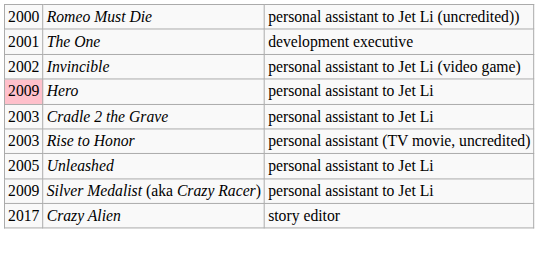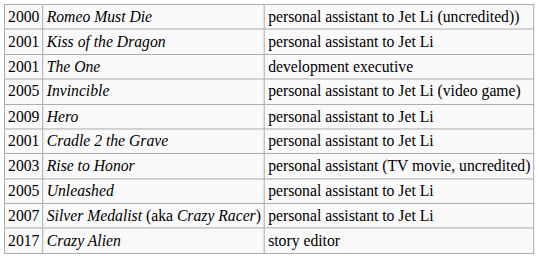+ row: (106, 41)
(24, 66) 2002 -> (24, 91) 2005
(24, 91) pink background -> (24, 116) no background
(24, 116) 2003 -> (24, 141) 2001
(24, 191) 2009 -> (24, 215) 2007
